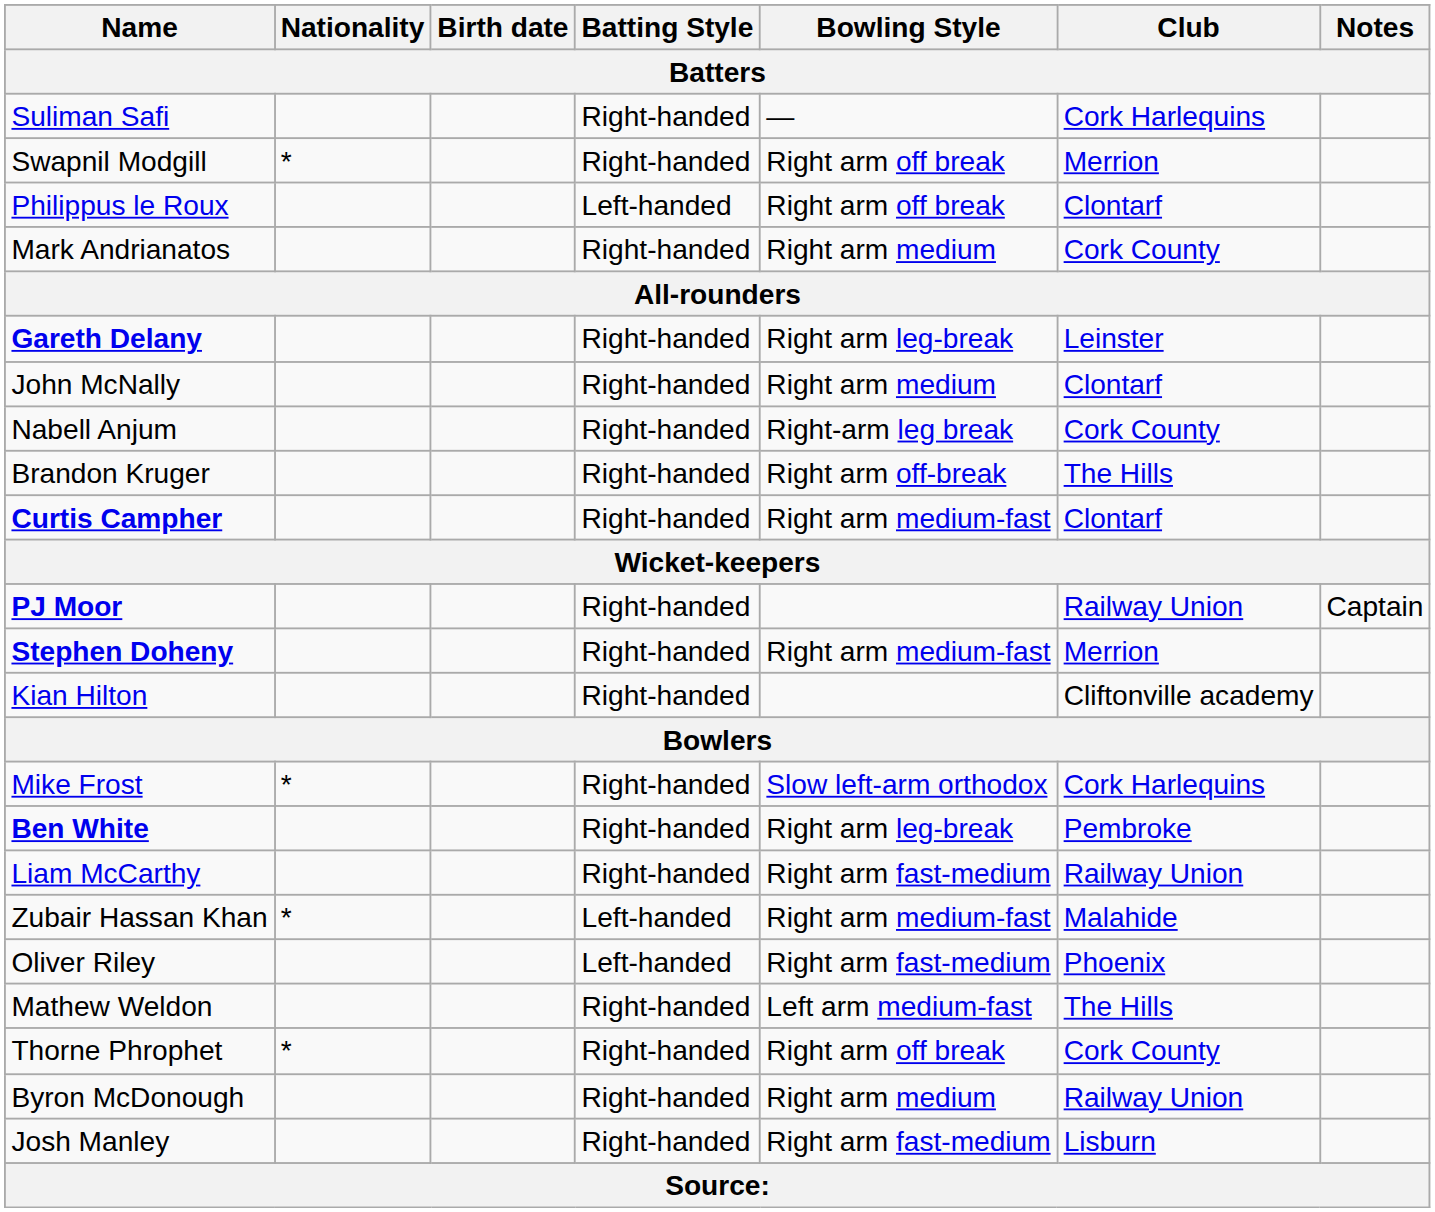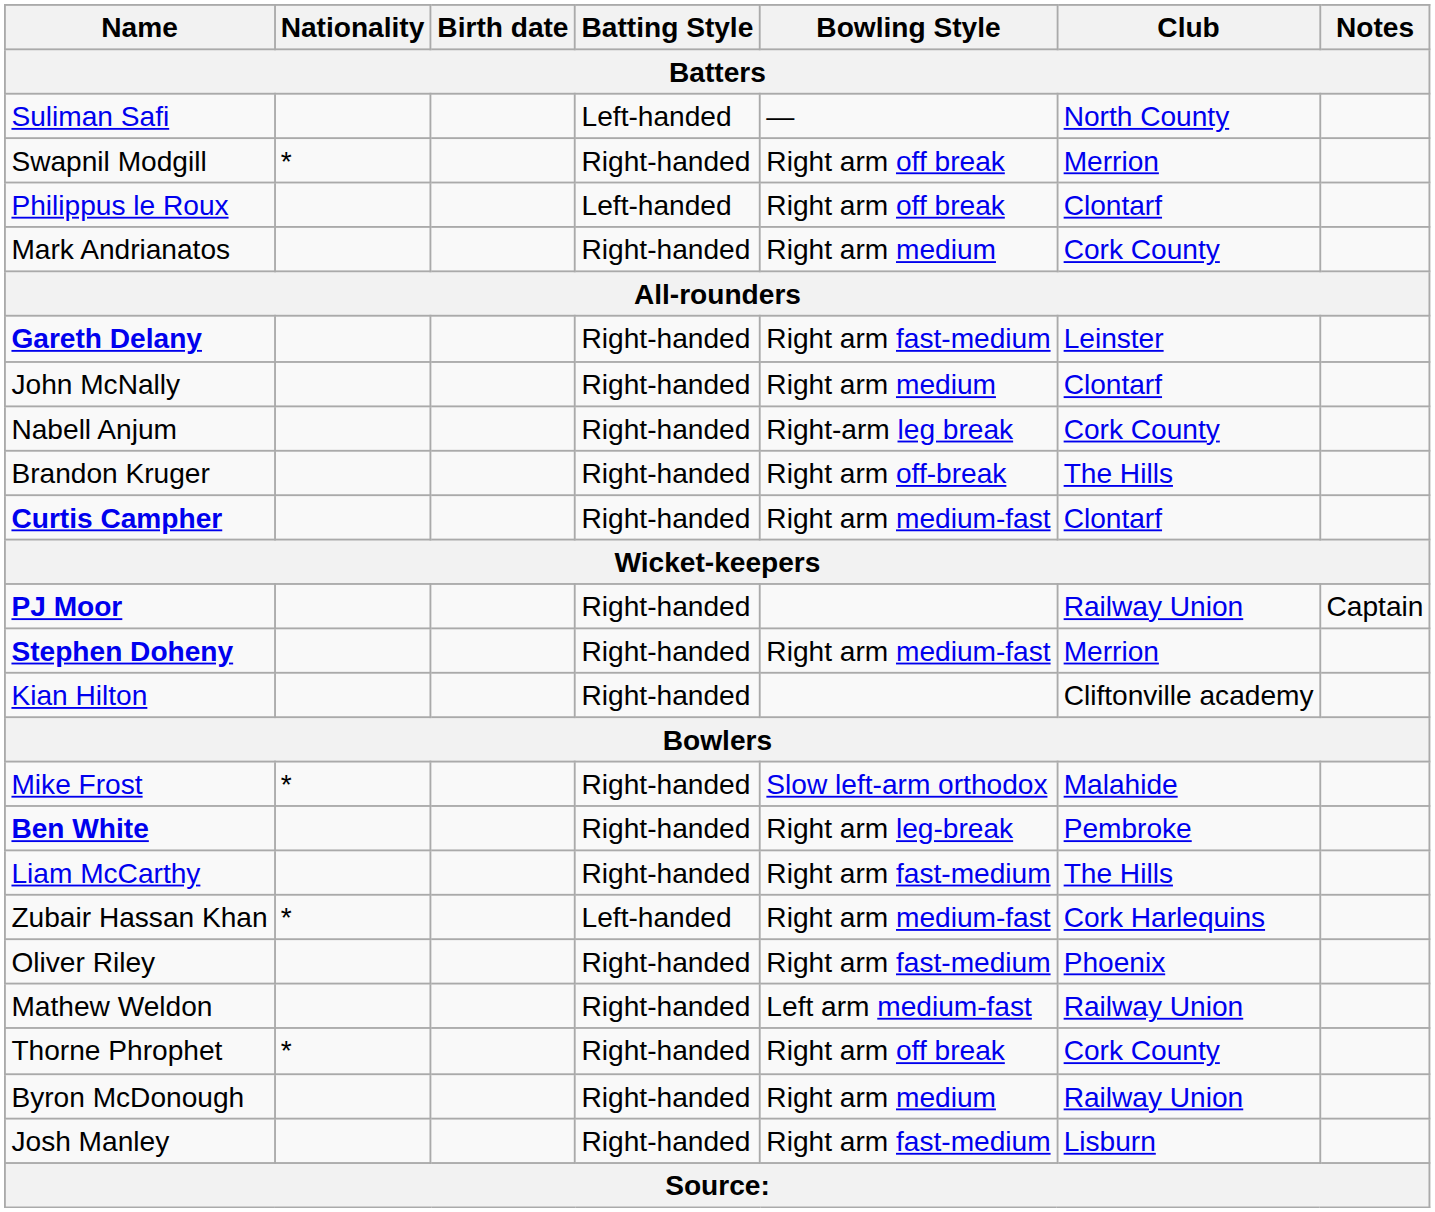(666, 116) Right-handed -> (657, 116) Left-handed
(1164, 116) Cork Harlequins -> (1146, 116) North County
(890, 339) Right arm leg-break -> (908, 339) Right arm fast-medium
(1164, 784) Cork Harlequins -> (1121, 784) Malahide
(1153, 873) Railway Union -> (1118, 873) The Hills
(1121, 918) Malahide -> (1164, 918) Cork Harlequins
(657, 962) Left-handed -> (666, 962) Right-handed
(1118, 1007) The Hills -> (1153, 1007) Railway Union
